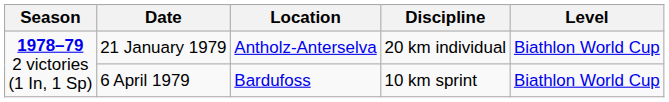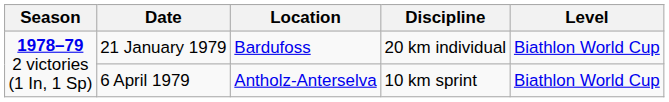(306, 47) Antholz-Anterselva -> (273, 47) Bardufoss
(273, 80) Bardufoss -> (306, 80) Antholz-Anterselva
